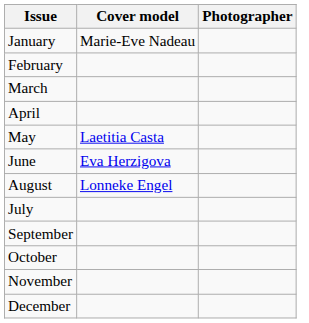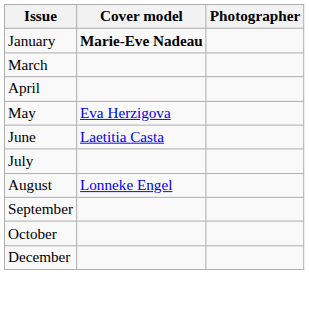(138, 40) normal -> (141, 40) bold
- row: (35, 64)
(122, 137) Laetitia Casta -> (125, 112) Eva Herzigova
(125, 161) Eva Herzigova -> (122, 137) Laetitia Casta
rows swapped: (21, 209) <-> (30, 185)
- row: (40, 281)
